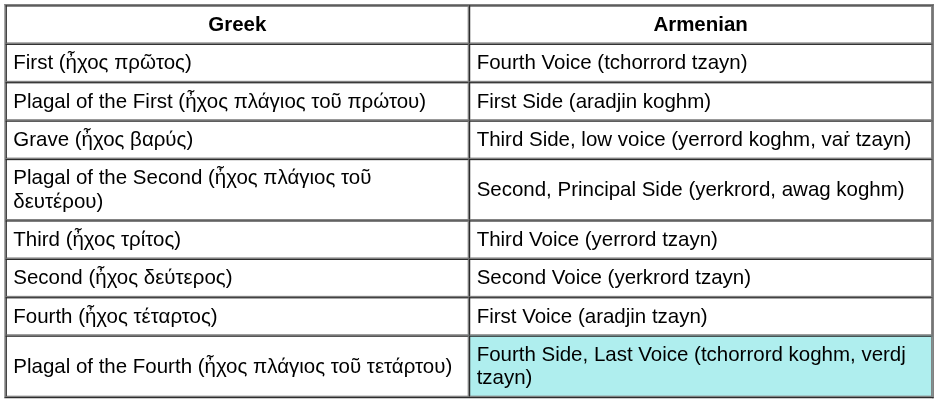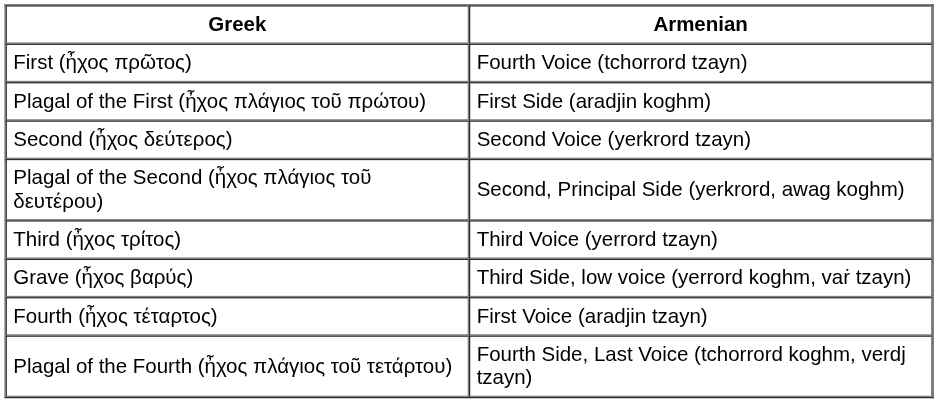rows swapped: (123, 277) <-> (103, 139)
(691, 366) paleturquoise background -> (691, 366) no background
